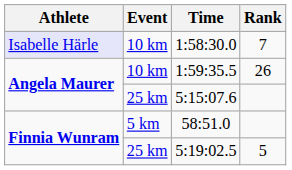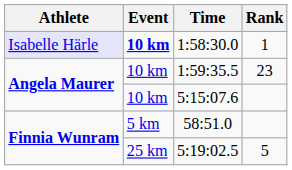(147, 44) normal -> (148, 44) bold
(263, 44) 7 -> (265, 44) 1
(263, 71) 26 -> (265, 71) 23
(147, 97) 25 km -> (147, 97) 10 km
